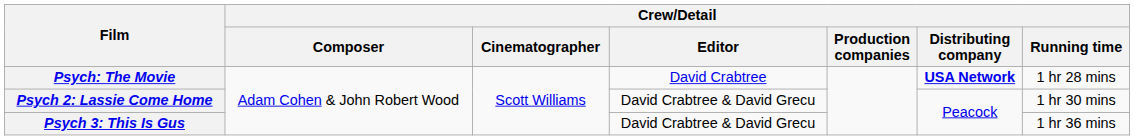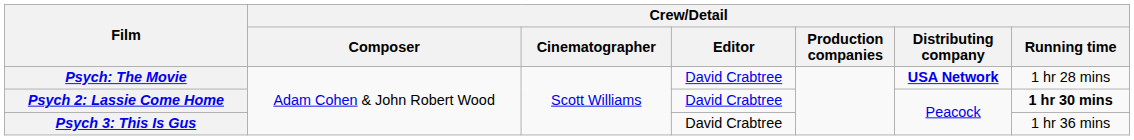(718, 100) David Crabtree & David Grecu -> (734, 100) David Crabtree
(1076, 100) normal -> (1071, 100) bold
(718, 123) David Crabtree & David Grecu -> (734, 123) David Crabtree
